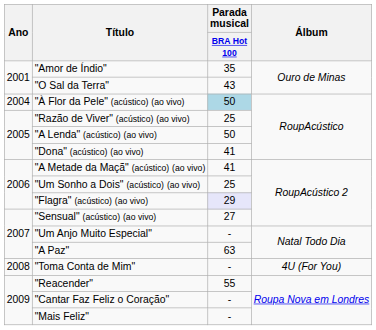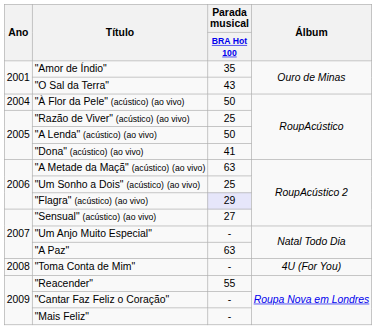(229, 102) lightblue background -> (229, 102) no background
(229, 168) 41 -> (229, 168) 63
